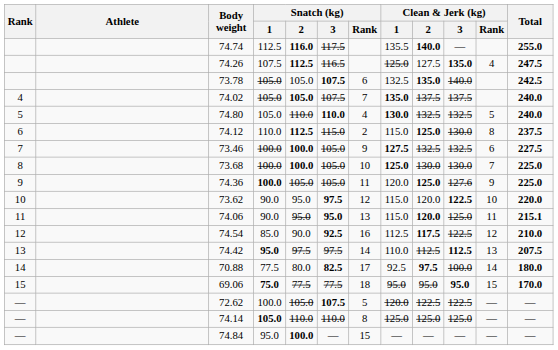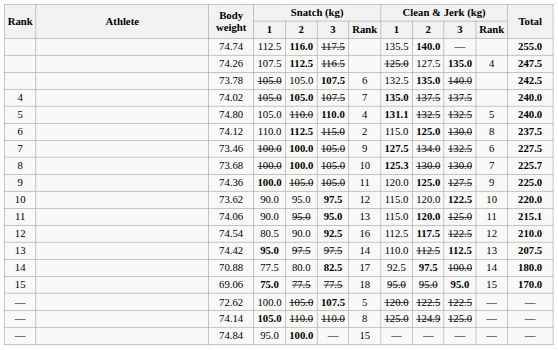(396, 115) 130.0 -> (396, 115) 131.1
(428, 149) 132.5 -> (428, 149) 134.0
(396, 166) 125.0 -> (396, 166) 125.3
(530, 166) 225.0 -> (530, 166) 225.7
(460, 183) 127.6 -> (460, 183) 127.5
(270, 234) 85.0 -> (270, 234) 80.5
(428, 319) 125.0 -> (428, 319) 124.9
